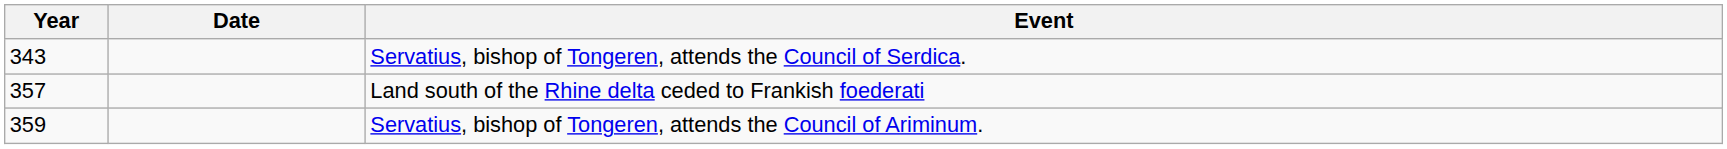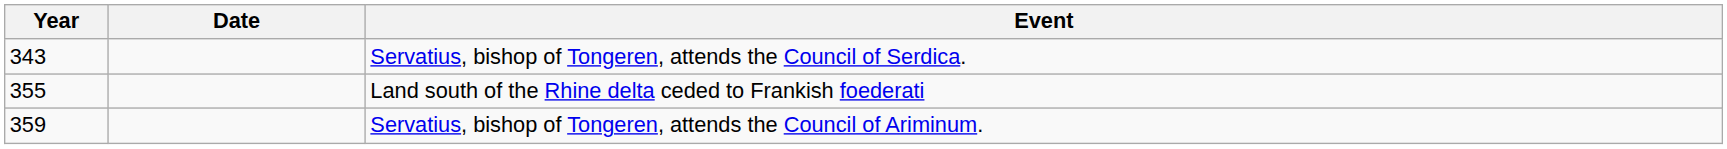(28, 90) 357 -> (28, 90) 355
